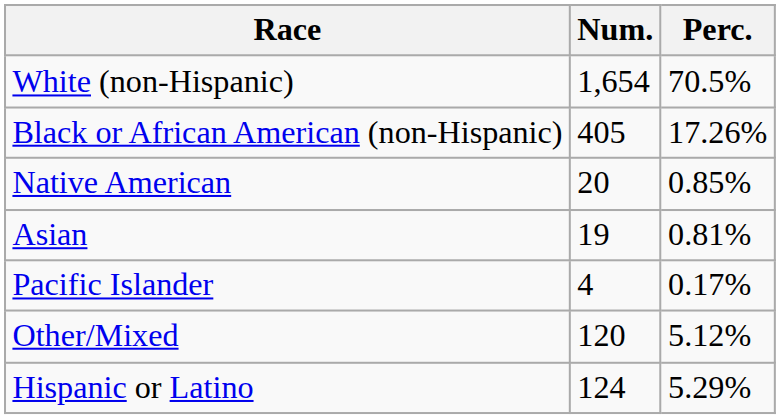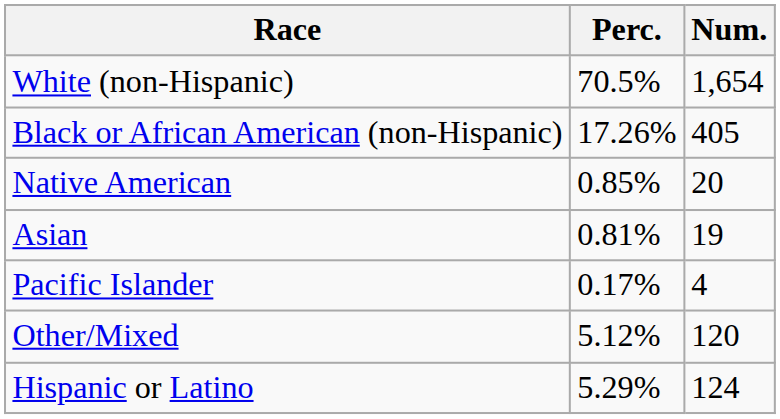columns swapped: (615, 30) <-> (718, 30)
